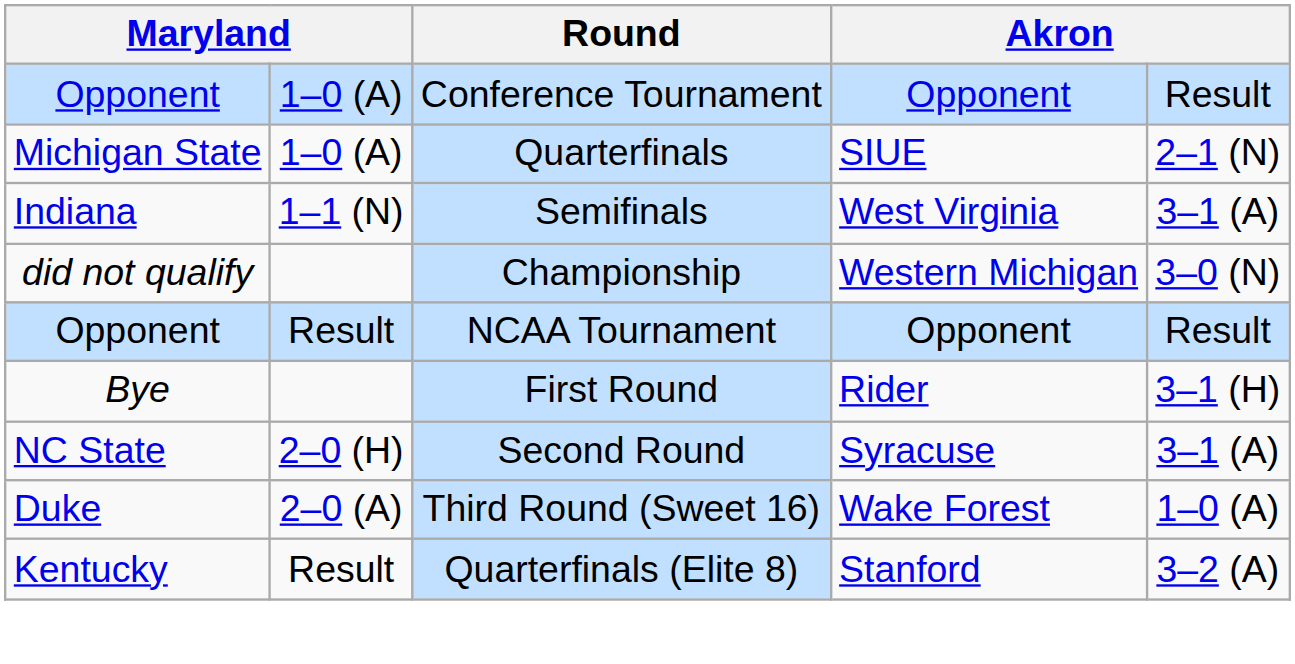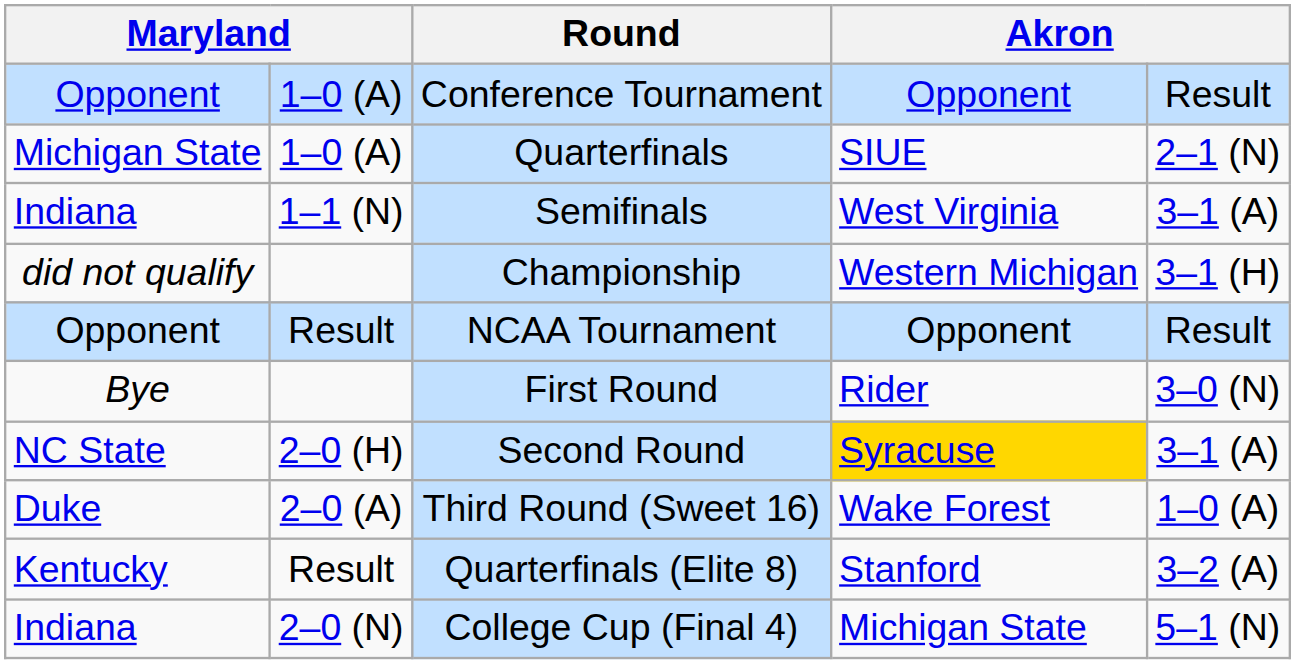(1218, 271) 3–0 (N) -> (1218, 271) 3–1 (H)
(1218, 390) 3–1 (H) -> (1218, 390) 3–0 (N)
(917, 449) no background -> (917, 449) gold background
+ row: (621, 627)
